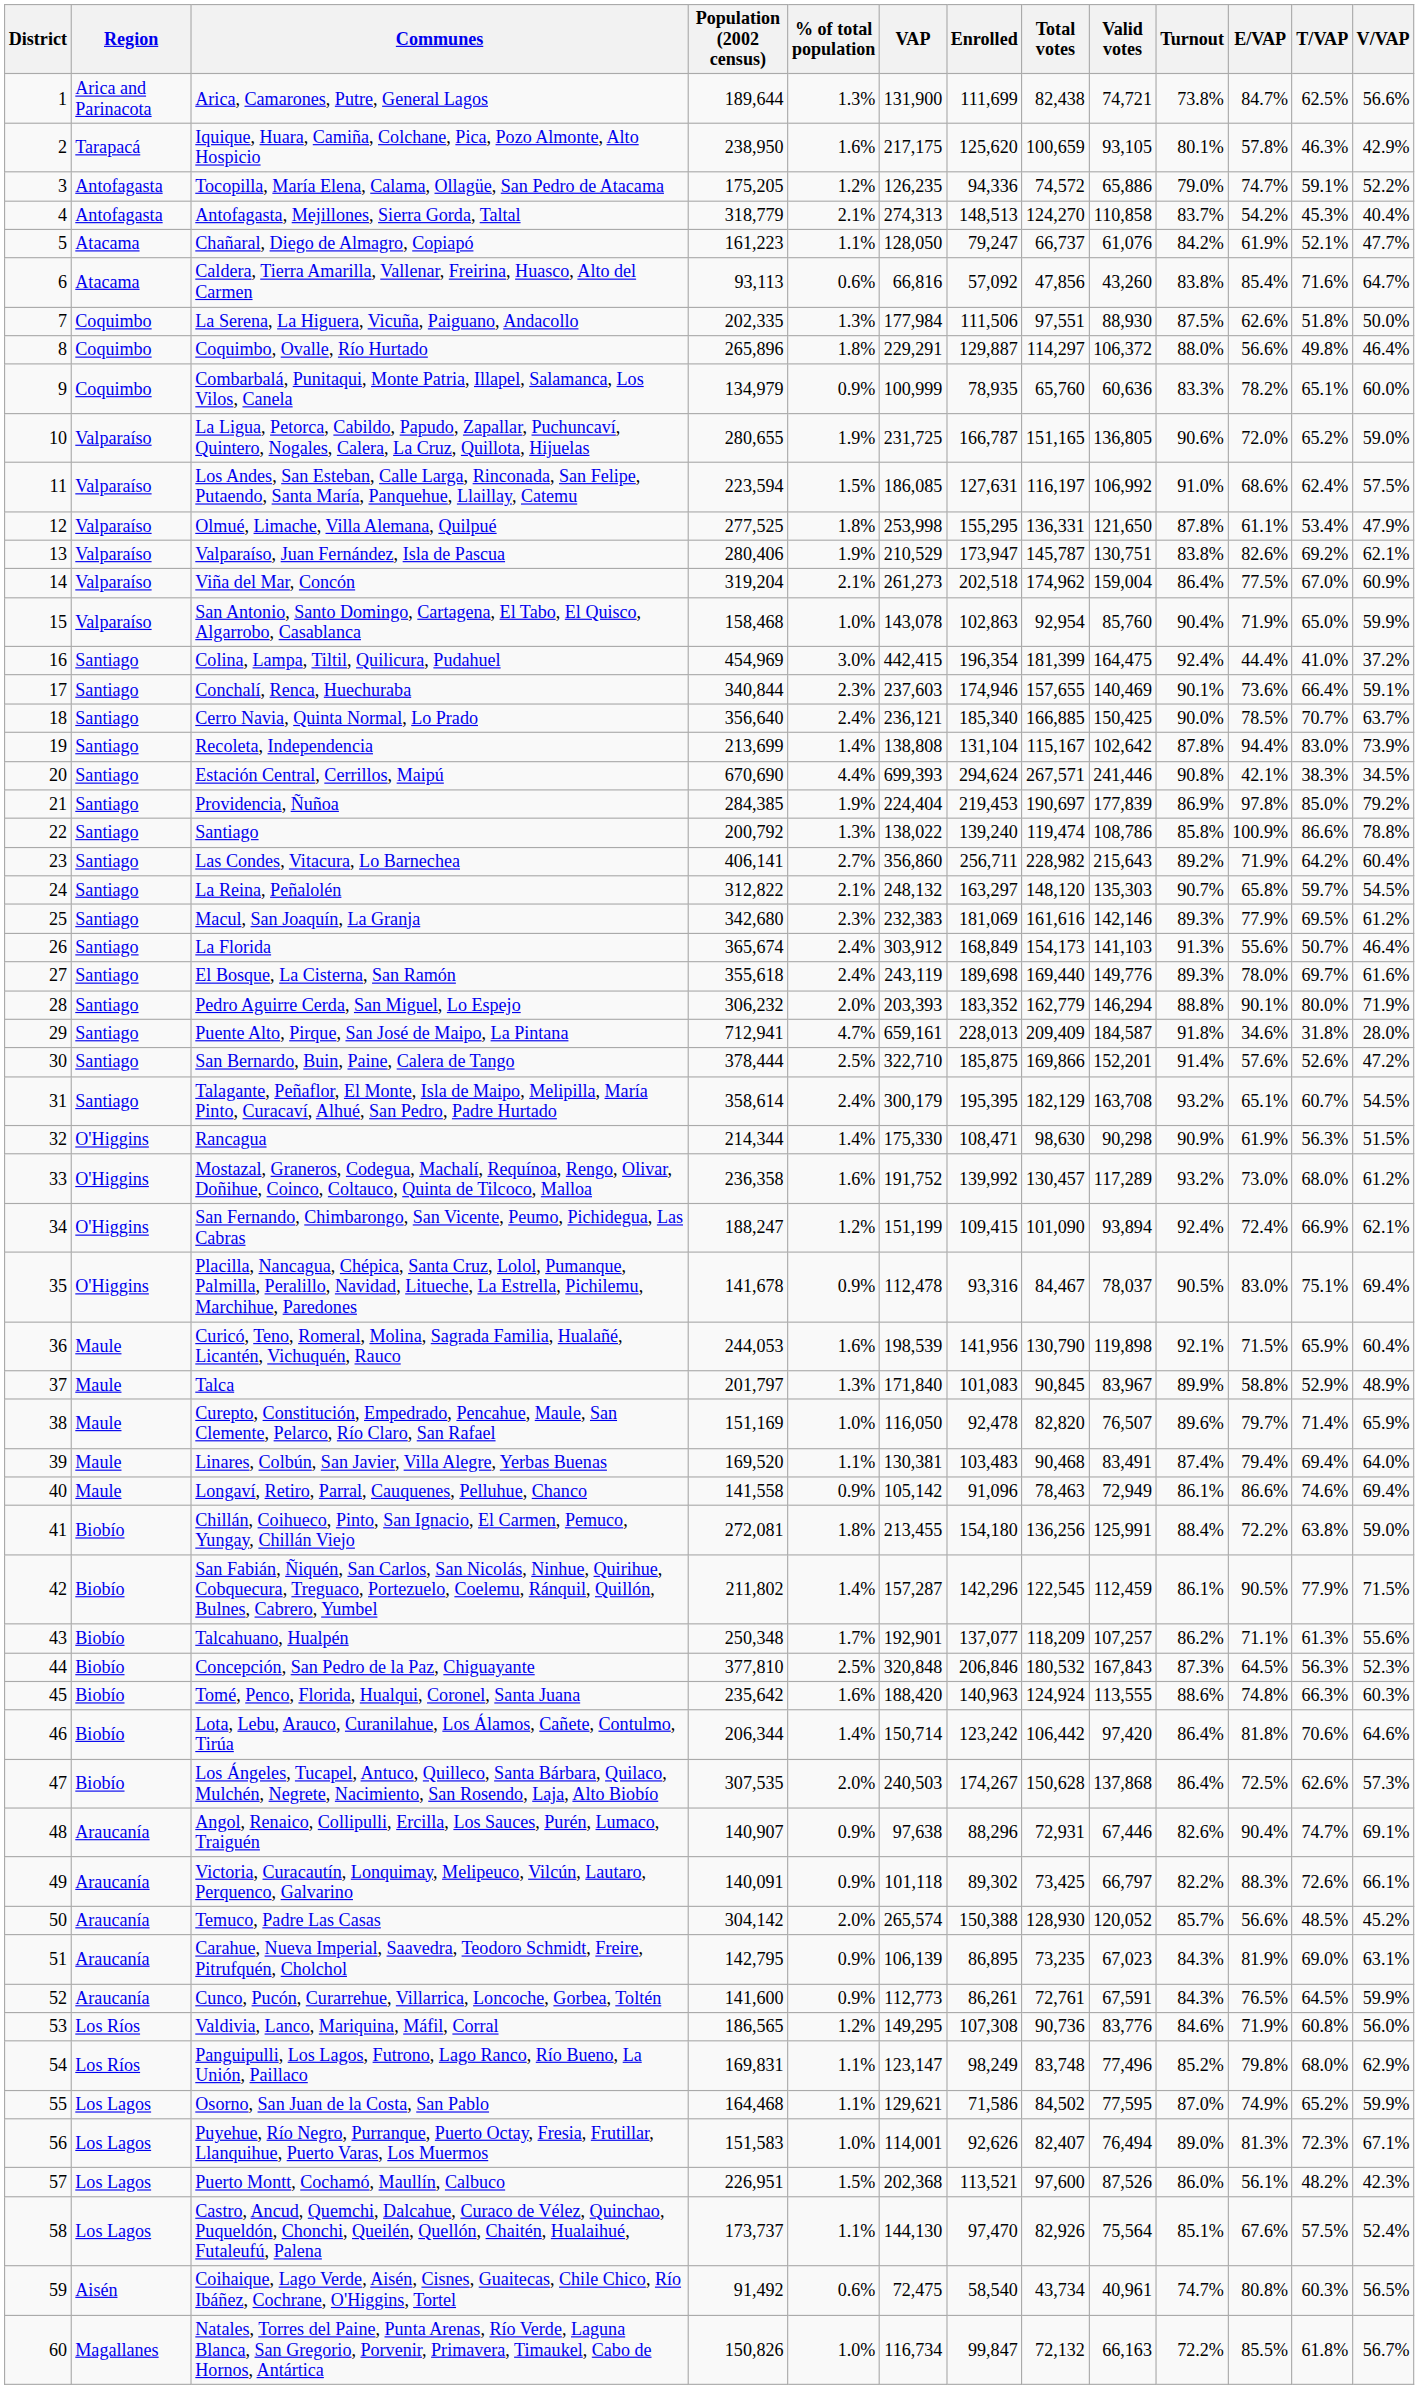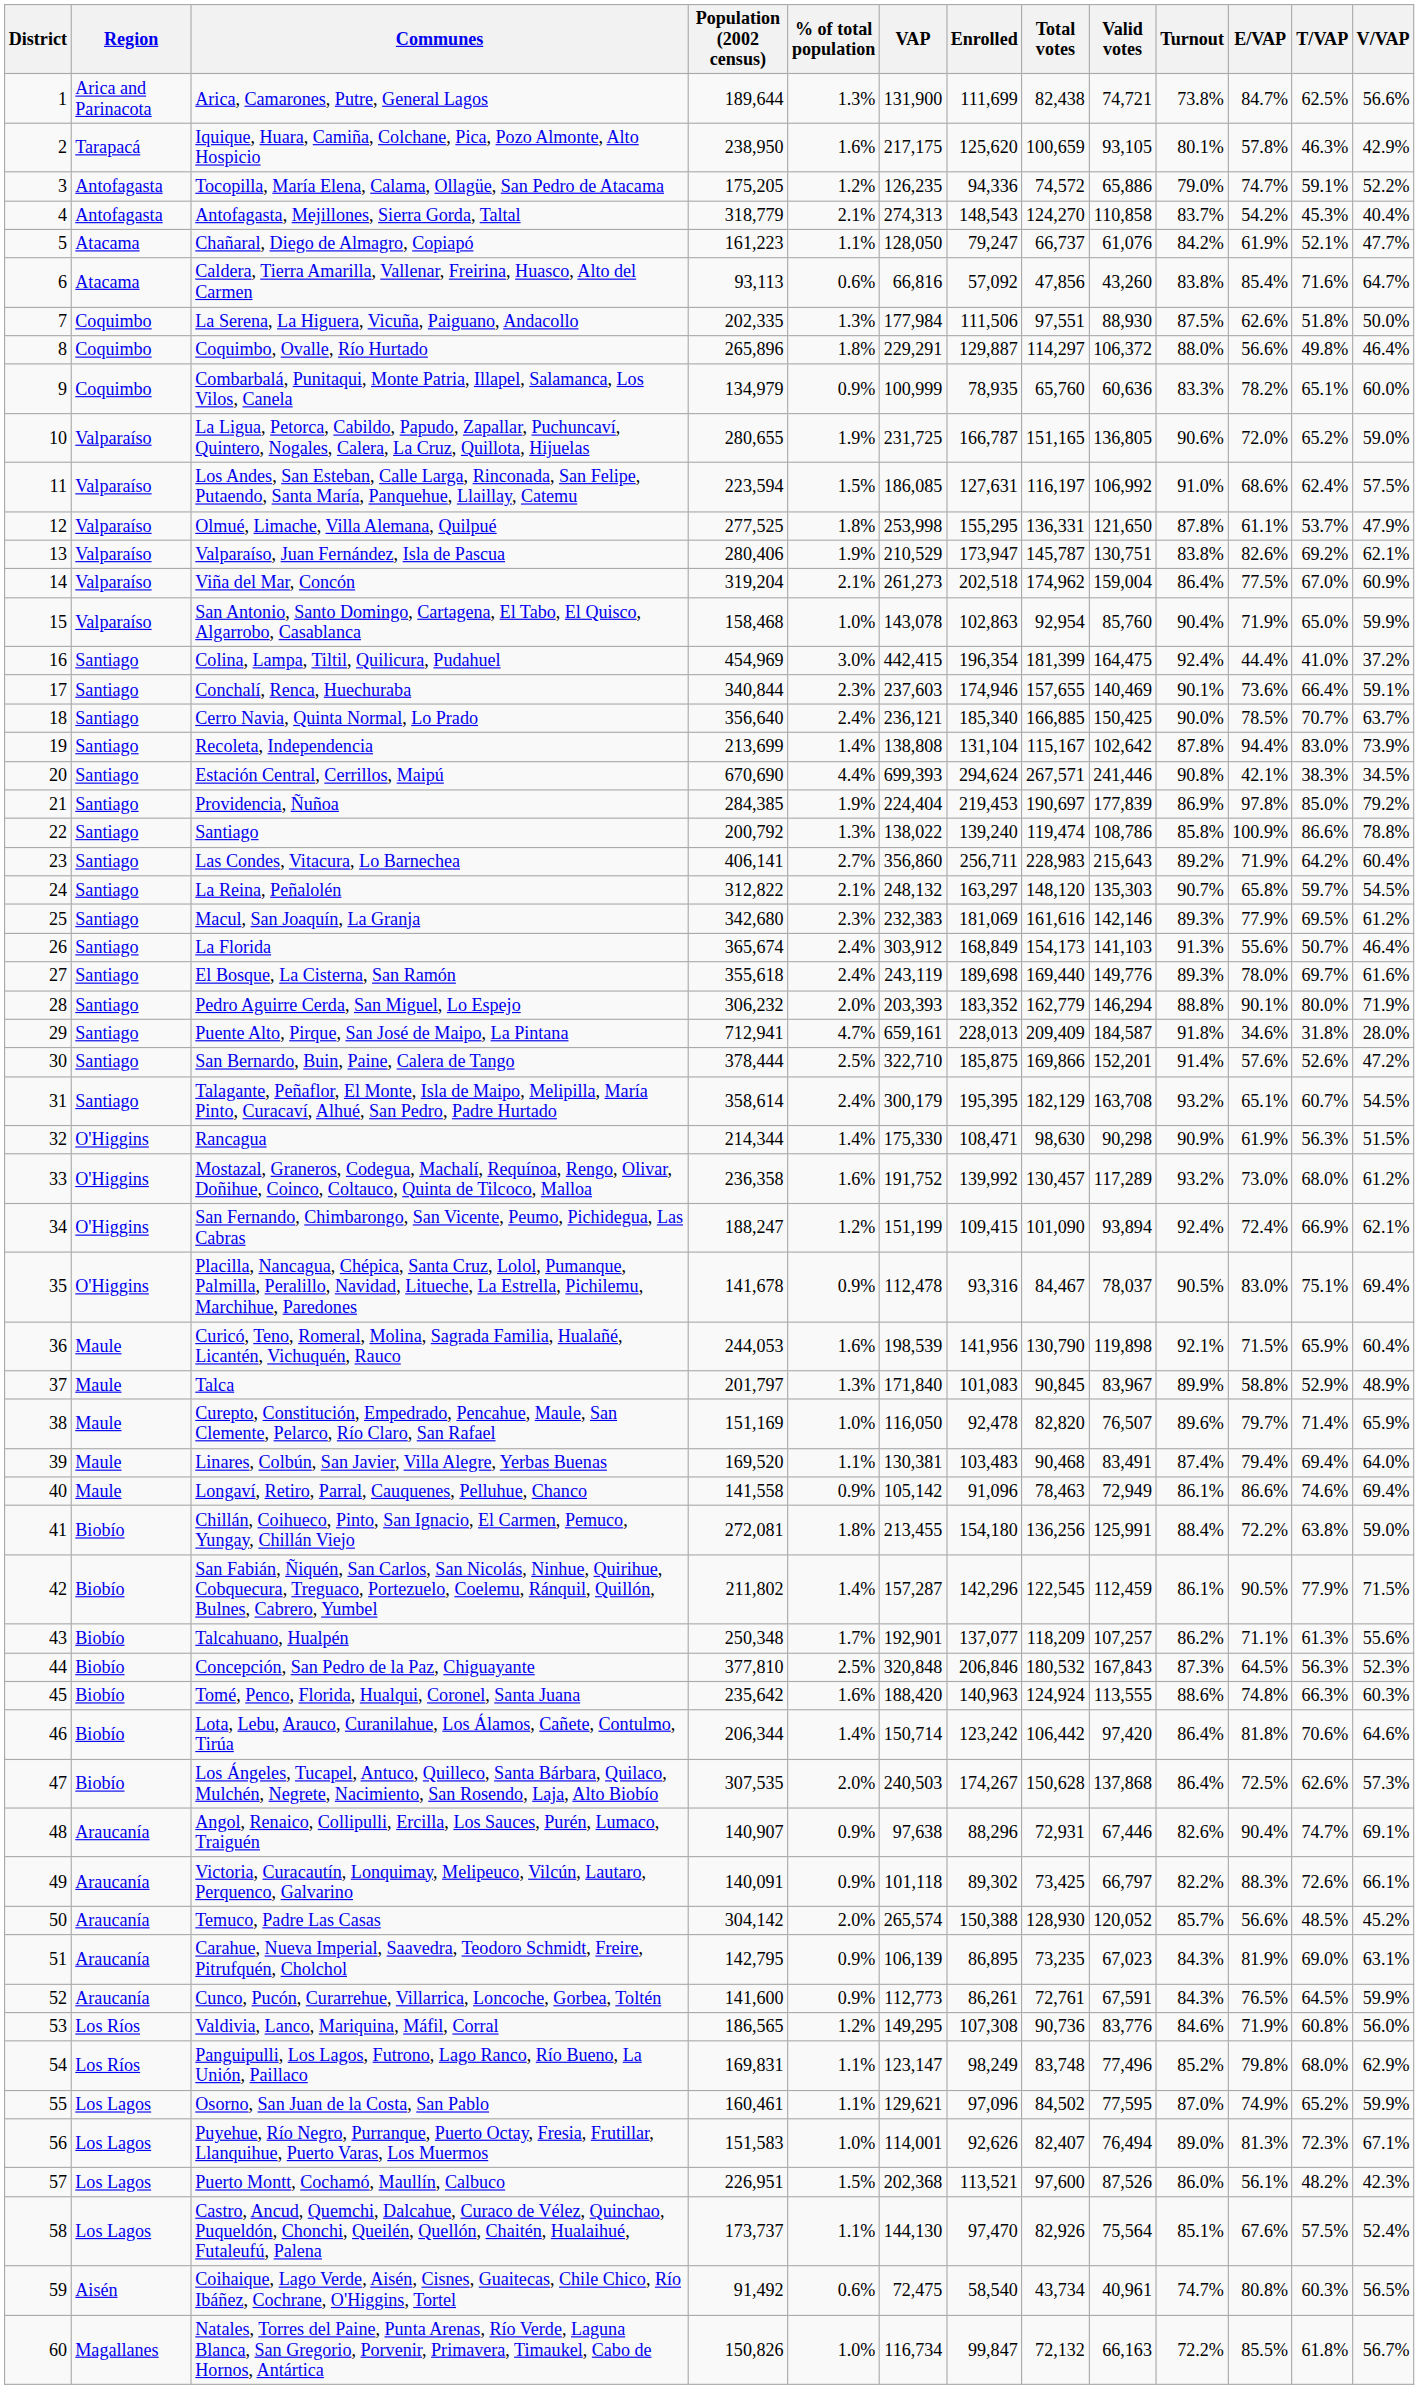(988, 214) 148,513 -> (988, 214) 148,543
(1325, 525) 53.4% -> (1325, 525) 53.7%
(1055, 861) 228,982 -> (1055, 861) 228,983
(754, 2104) 164,468 -> (754, 2104) 160,461
(993, 2104) 71,586 -> (993, 2104) 97,096
